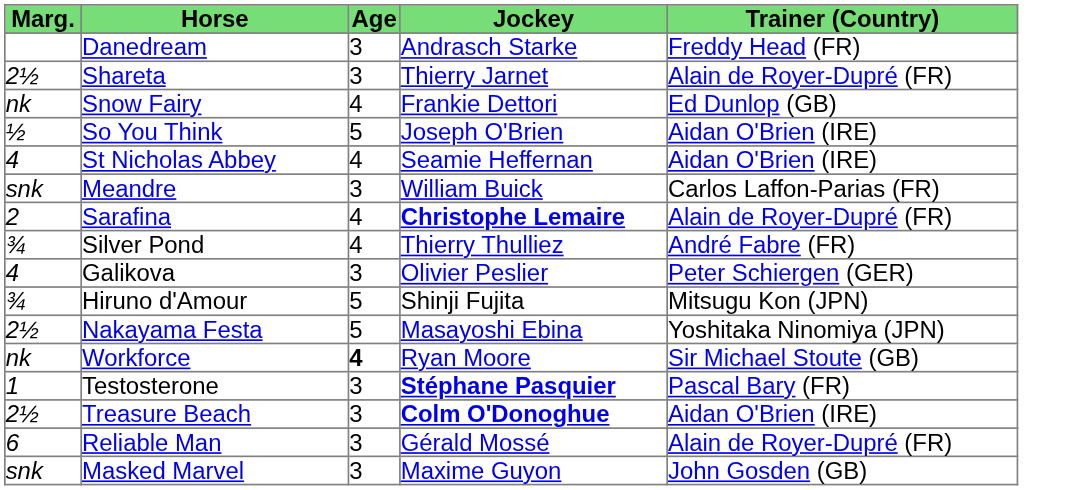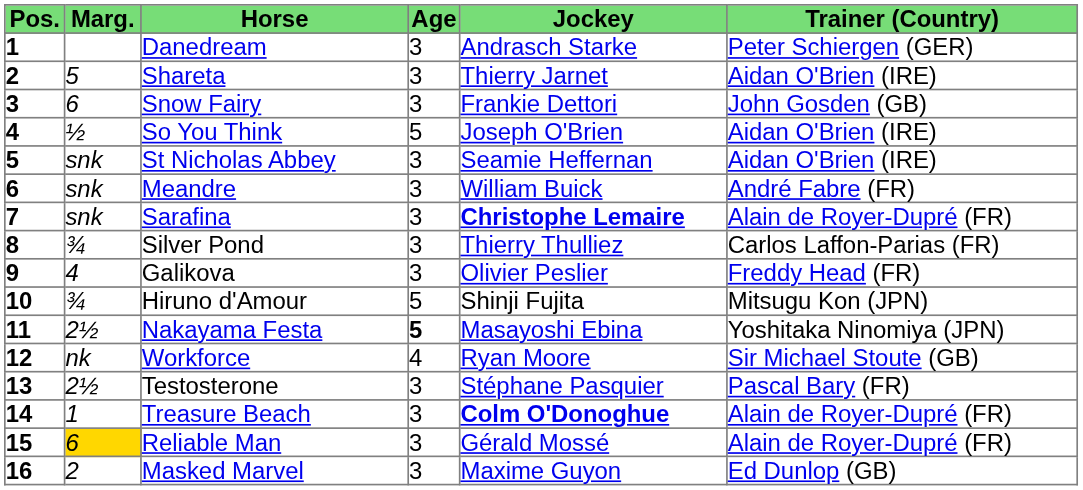+ column: (35, 19)
(764, 47) Freddy Head (FR) -> (851, 47) Peter Schiergen (GER)
(22, 75) 2½ -> (72, 75) 5
(810, 75) Alain de Royer-Dupré (FR) -> (832, 75) Aidan O'Brien (IRE)
(18, 104) nk -> (72, 104) 6
(356, 104) 4 -> (416, 104) 3
(752, 104) Ed Dunlop (GB) -> (827, 104) John Gosden (GB)
(12, 160) 4 -> (84, 160) snk
(356, 160) 4 -> (416, 160) 3
(804, 188) Carlos Laffon-Parias (FR) -> (821, 188) André Fabre (FR)
(12, 216) 2 -> (84, 216) snk
(356, 216) 4 -> (416, 216) 3
(356, 245) 4 -> (416, 245) 3
(762, 245) André Fabre (FR) -> (864, 245) Carlos Laffon-Parias (FR)
(791, 273) Peter Schiergen (GER) -> (824, 273) Freddy Head (FR)
(356, 329) normal -> (416, 329) bold
(356, 358) bold -> (416, 358) normal
(12, 386) 1 -> (82, 386) 2½
(508, 386) bold -> (562, 386) normal
(22, 414) 2½ -> (72, 414) 1
(773, 414) Aidan O'Brien (IRE) -> (870, 414) Alain de Royer-Dupré (FR)
(12, 442) no background -> (72, 442) gold background
(24, 470) snk -> (72, 470) 2
(768, 470) John Gosden (GB) -> (812, 470) Ed Dunlop (GB)
